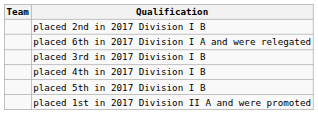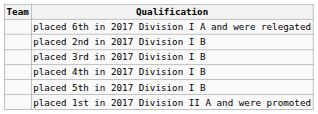rows swapped: (172, 42) <-> (119, 27)
